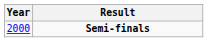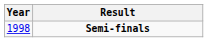(18, 29) 2000 -> (18, 29) 1998
